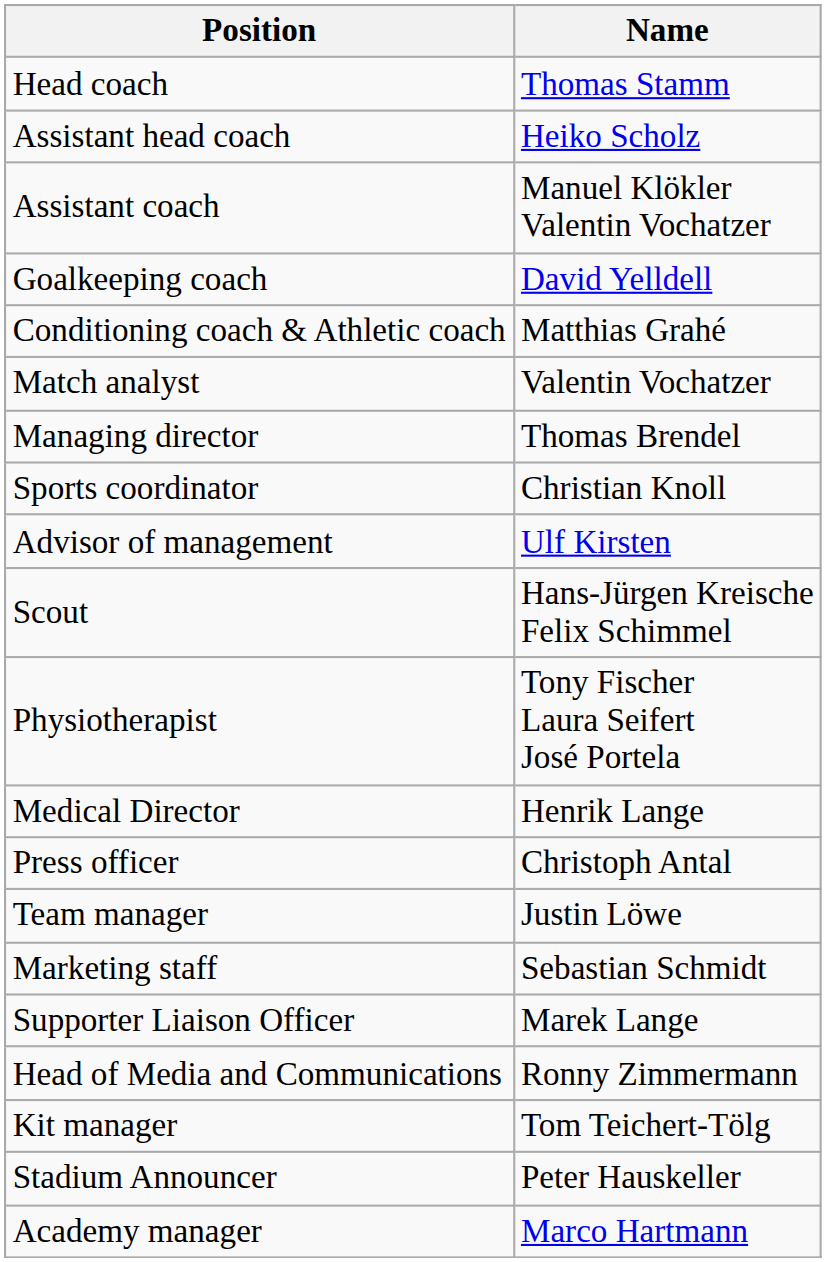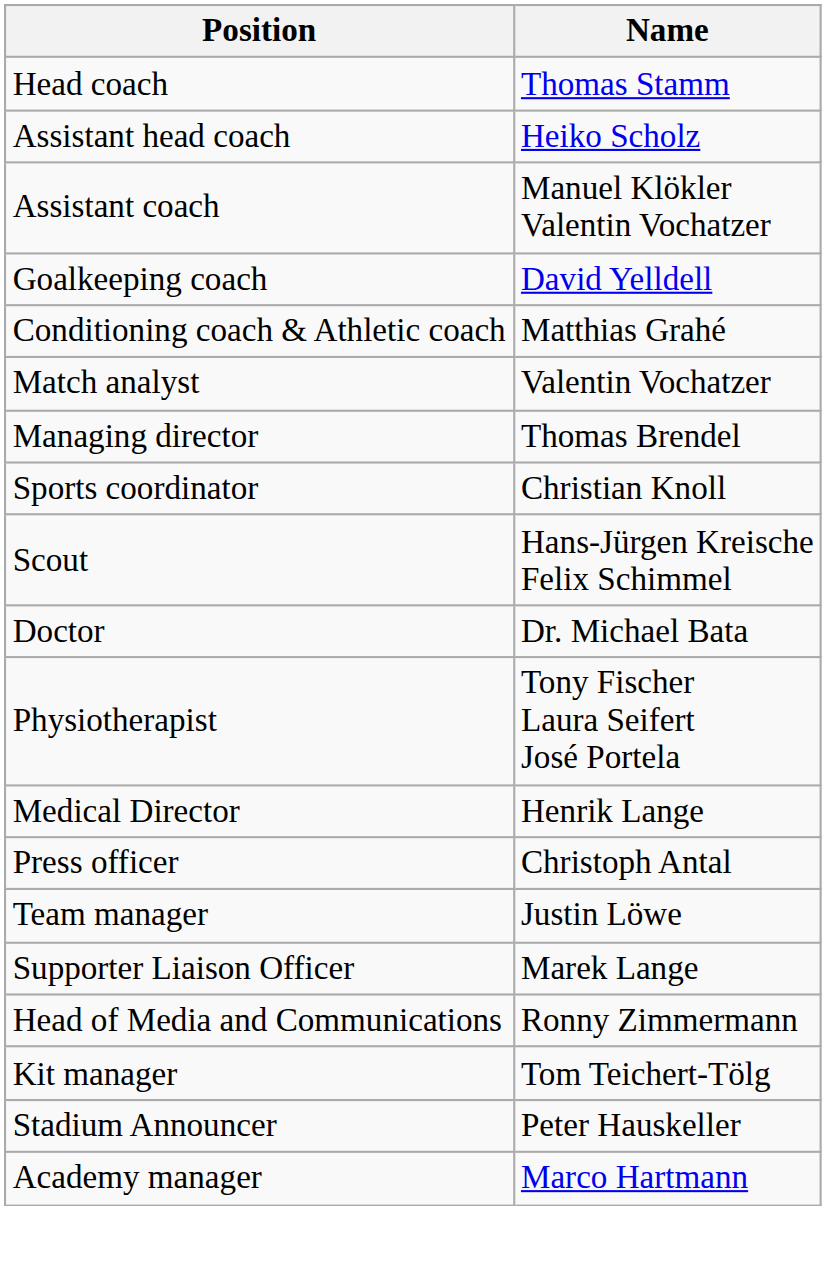- row: (173, 540)
+ row: (59, 630)
- row: (115, 967)
